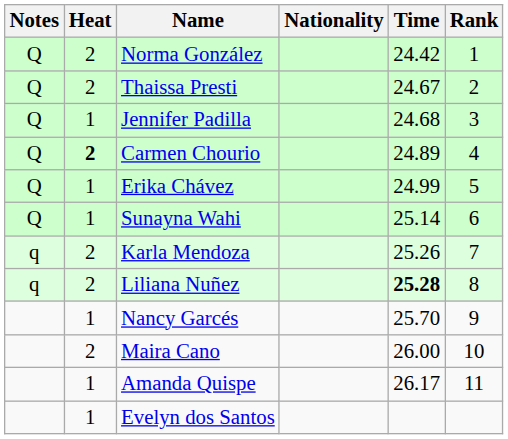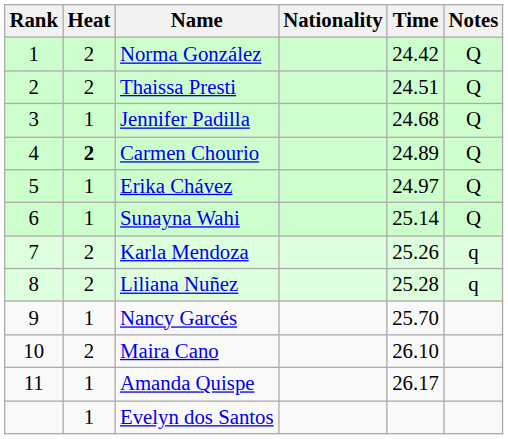columns swapped: (474, 20) <-> (34, 20)
(417, 86) 24.67 -> (416, 86) 24.51
(417, 185) 24.99 -> (416, 185) 24.97
(417, 284) bold -> (416, 284) normal
(417, 350) 26.00 -> (416, 350) 26.10
